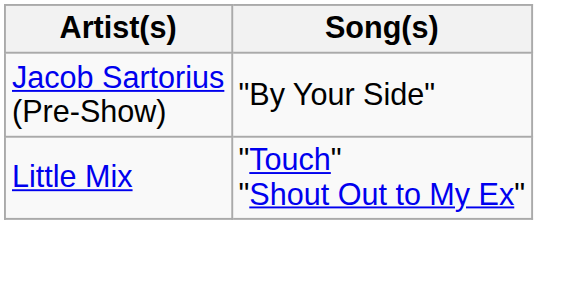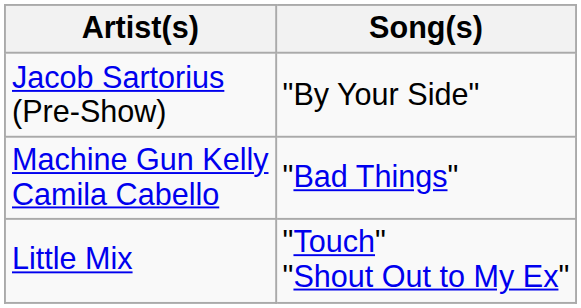+ row: (140, 177)
